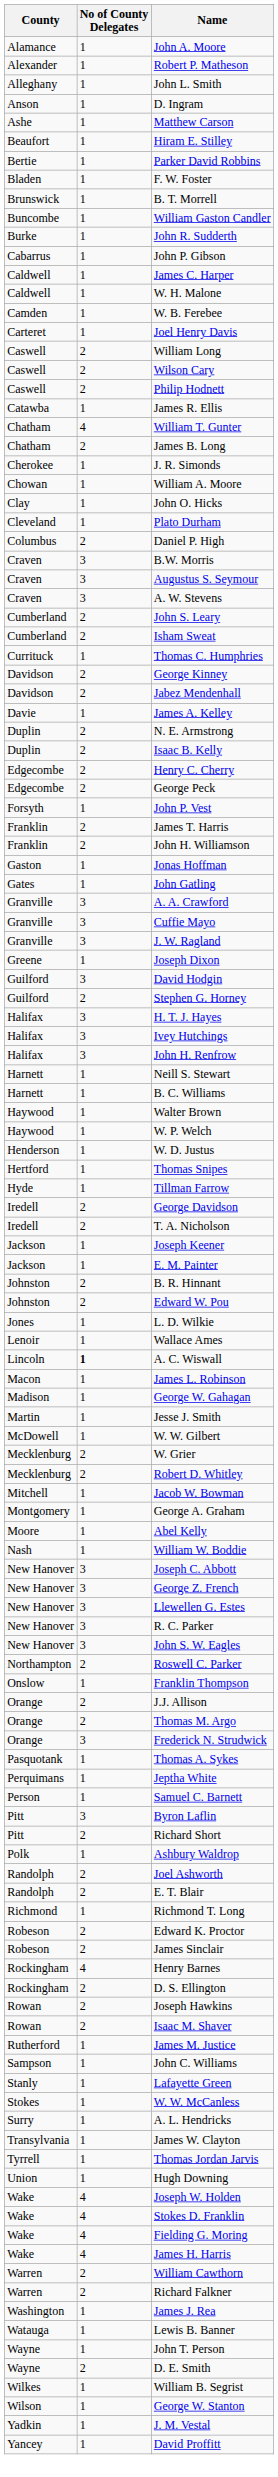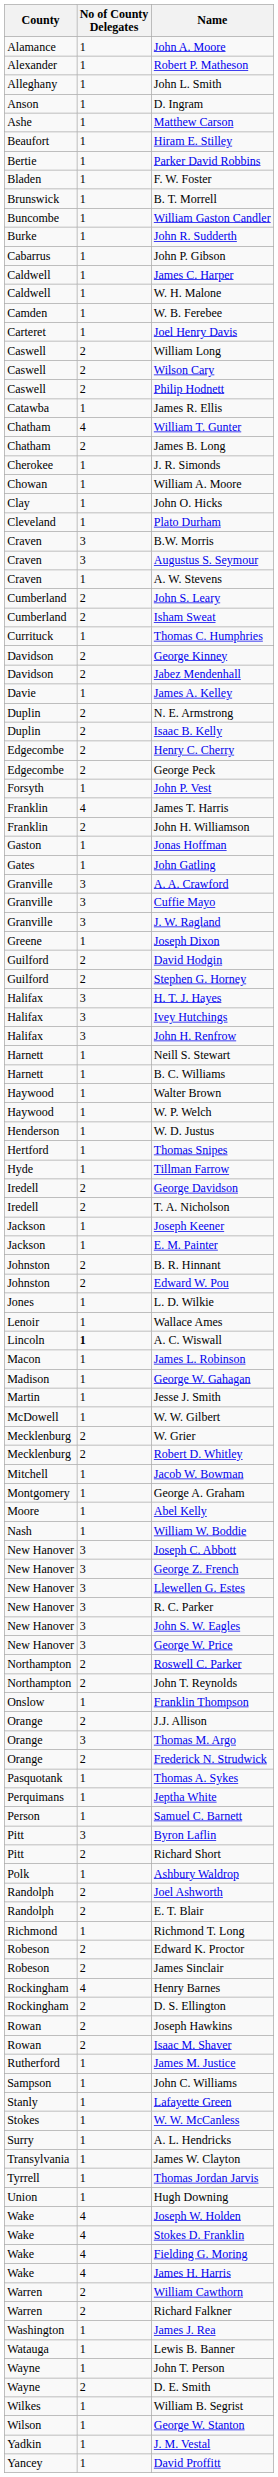- row: (189, 541)
(83, 598) 3 -> (83, 579) 1
(83, 826) 2 -> (83, 807) 4
(83, 979) 3 -> (83, 960) 2
+ row: (193, 1645)
+ row: (195, 1683)
(83, 1721) 2 -> (83, 1740) 3
(83, 1740) 3 -> (83, 1759) 2
